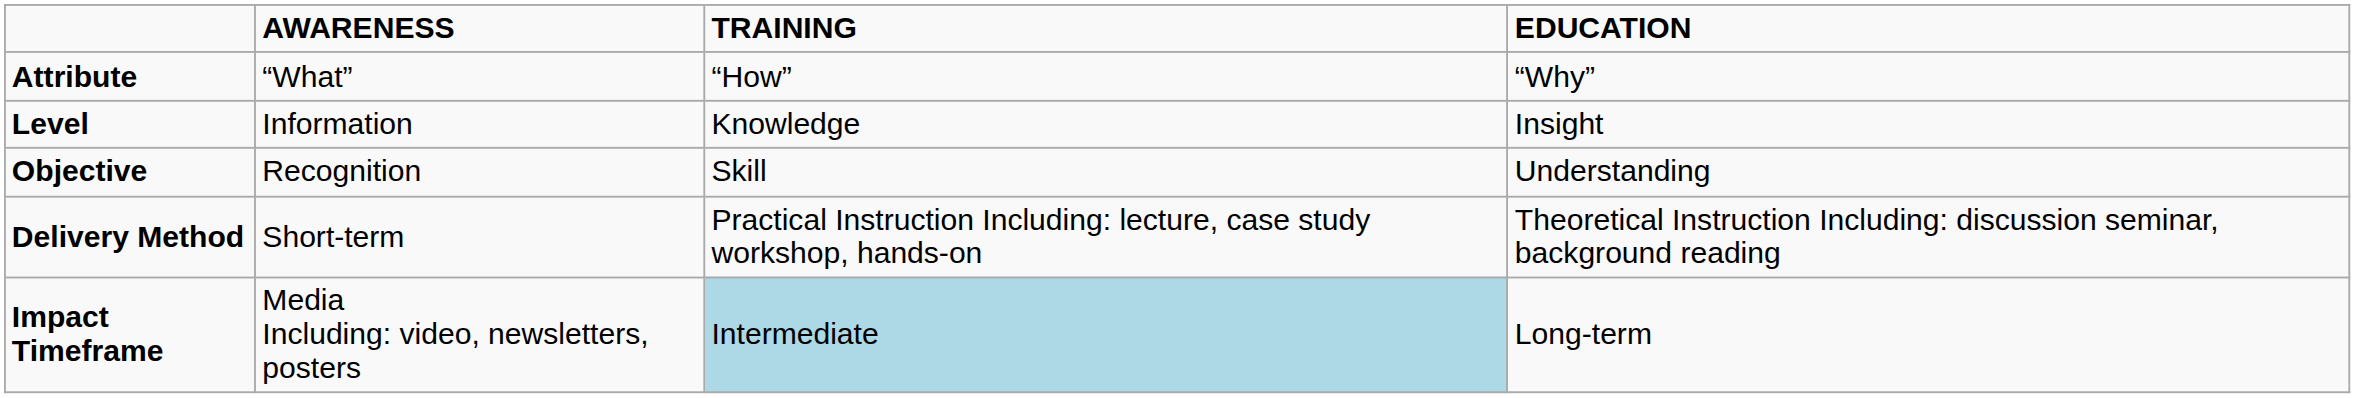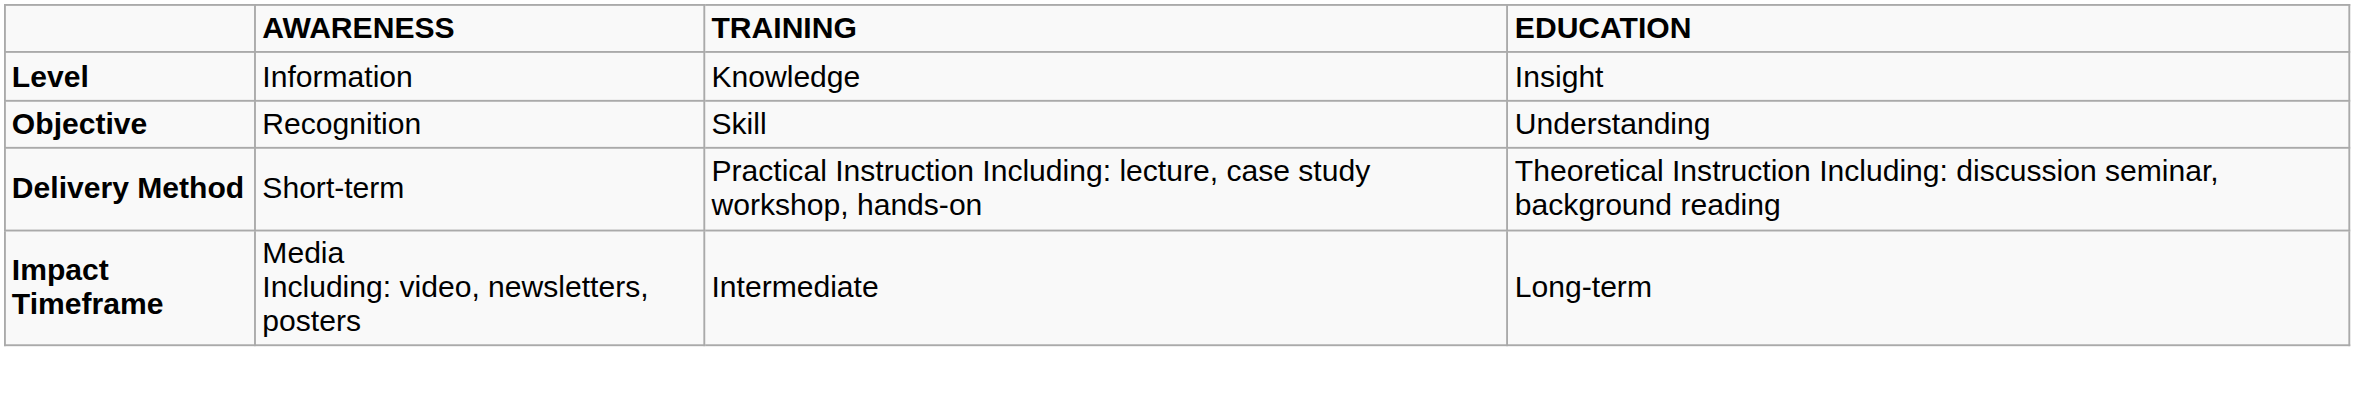- row: (75, 76)
(795, 334) lightblue background -> (795, 286) no background
